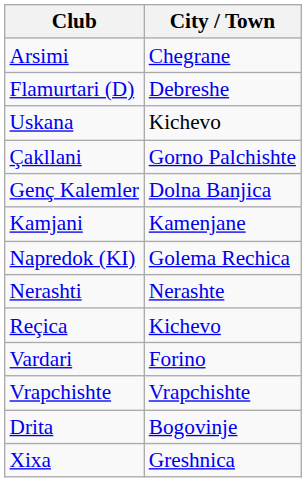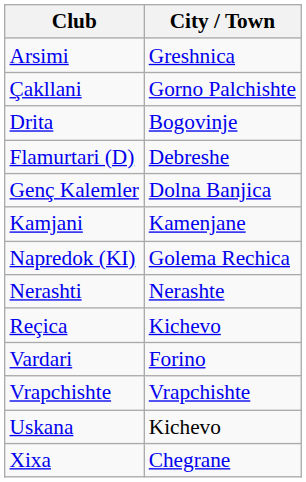(190, 55) Chegrane -> (192, 55) Greshnica
rows swapped: (46, 156) <-> (72, 88)
rows swapped: (31, 426) <-> (41, 122)
(192, 460) Greshnica -> (190, 460) Chegrane
